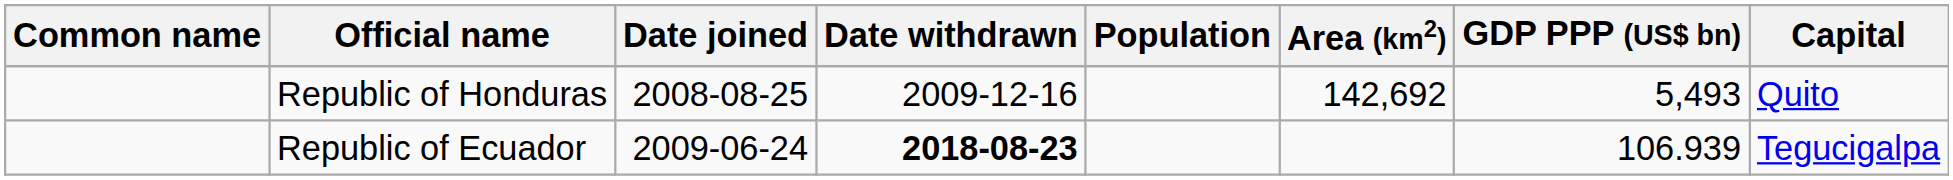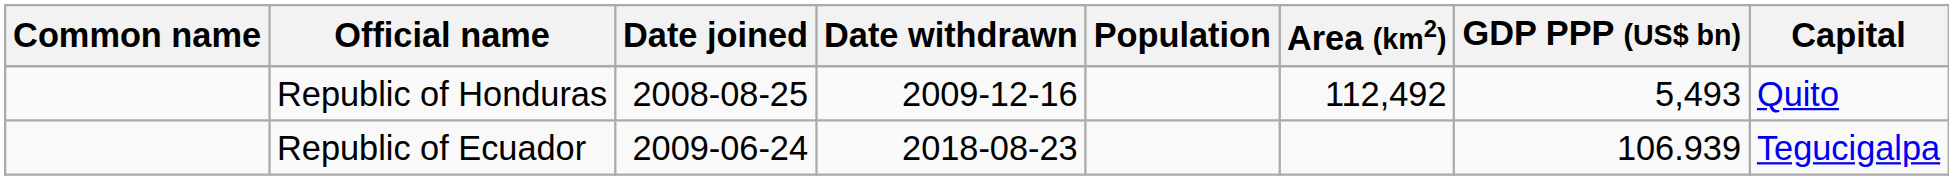(1384, 93) 142,692 -> (1386, 93) 112,492
(990, 147) bold -> (990, 147) normal
